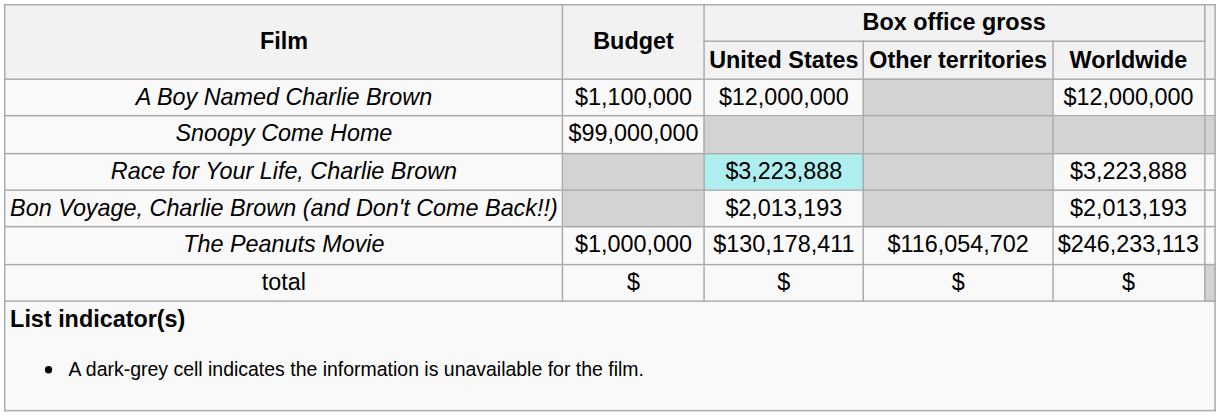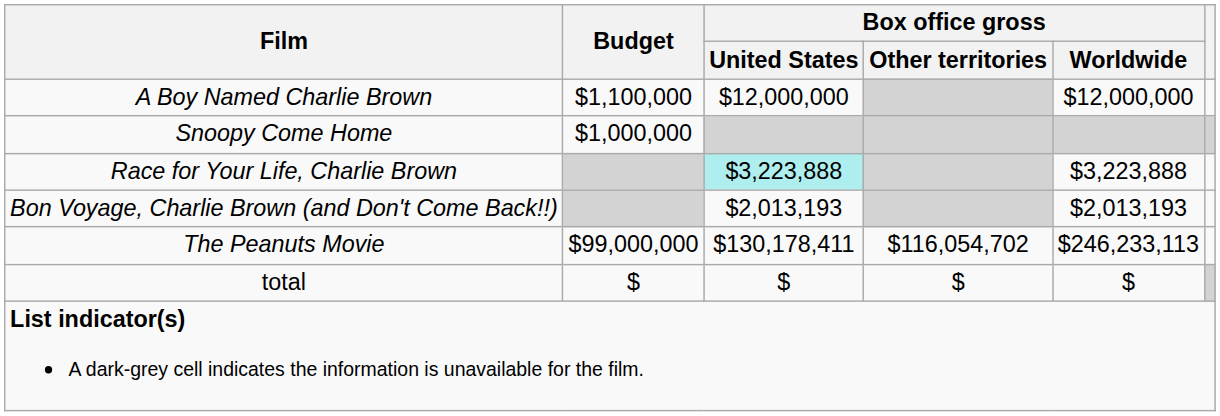(633, 134) $99,000,000 -> (633, 134) $1,000,000
(633, 245) $1,000,000 -> (633, 245) $99,000,000
